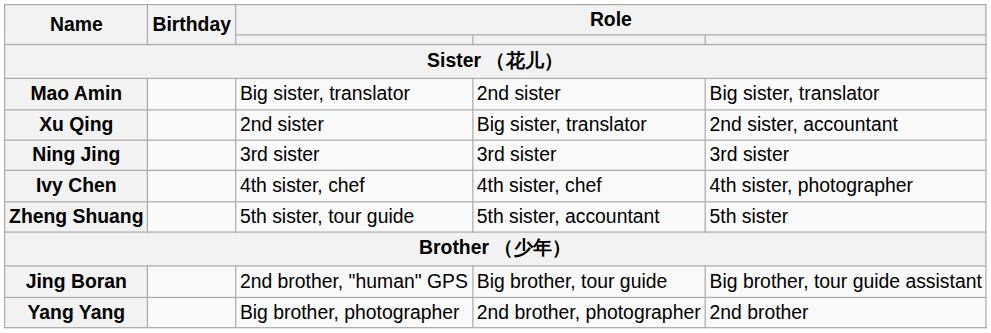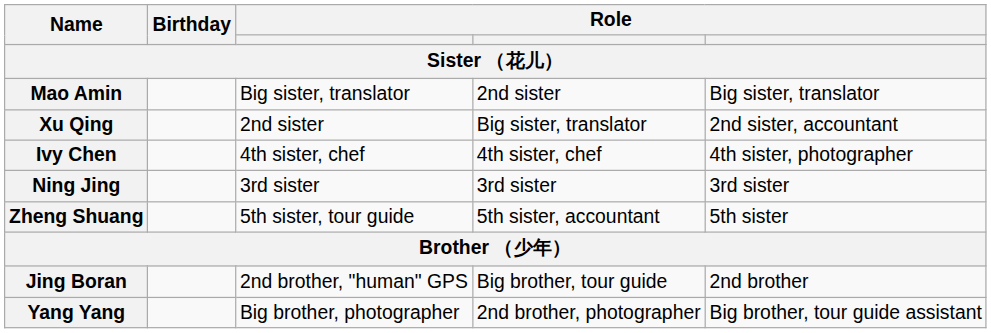rows swapped: (76, 155) <-> (76, 185)
(846, 281) Big brother, tour guide assistant -> (759, 281) 2nd brother
(759, 312) 2nd brother -> (846, 312) Big brother, tour guide assistant
